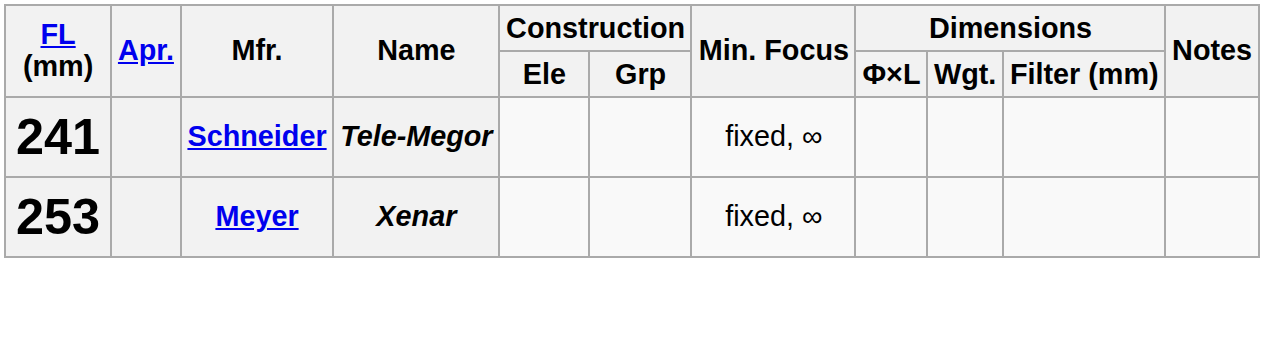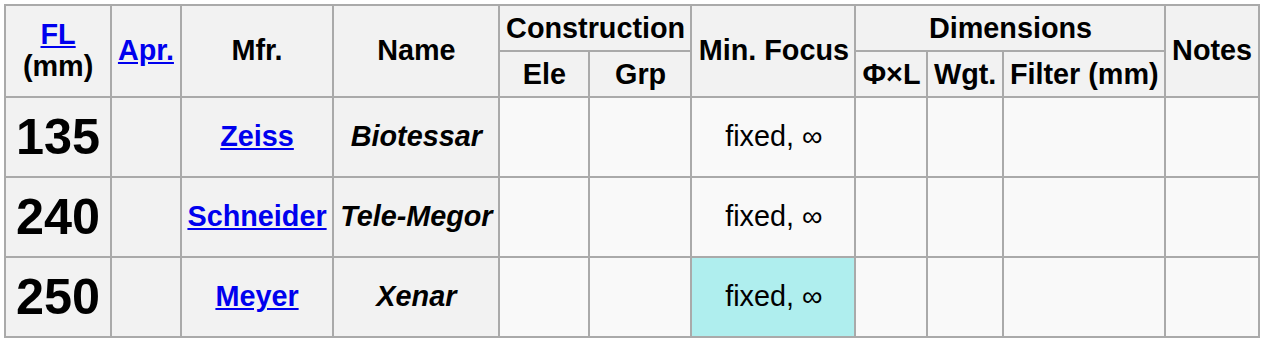+ row: (257, 136)
(58, 135) 241 -> (58, 216) 240
(58, 216) 253 -> (58, 296) 250
(774, 217) no background -> (774, 297) paleturquoise background
